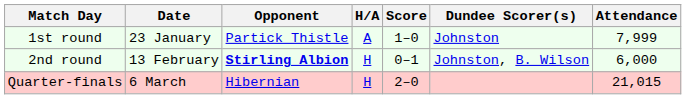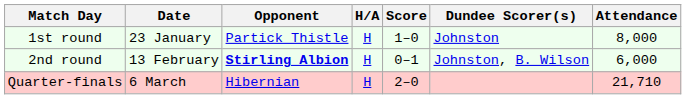(367, 38) A -> (367, 38) H
(637, 38) 7,999 -> (637, 38) 8,000
(637, 82) 21,015 -> (637, 82) 21,710
